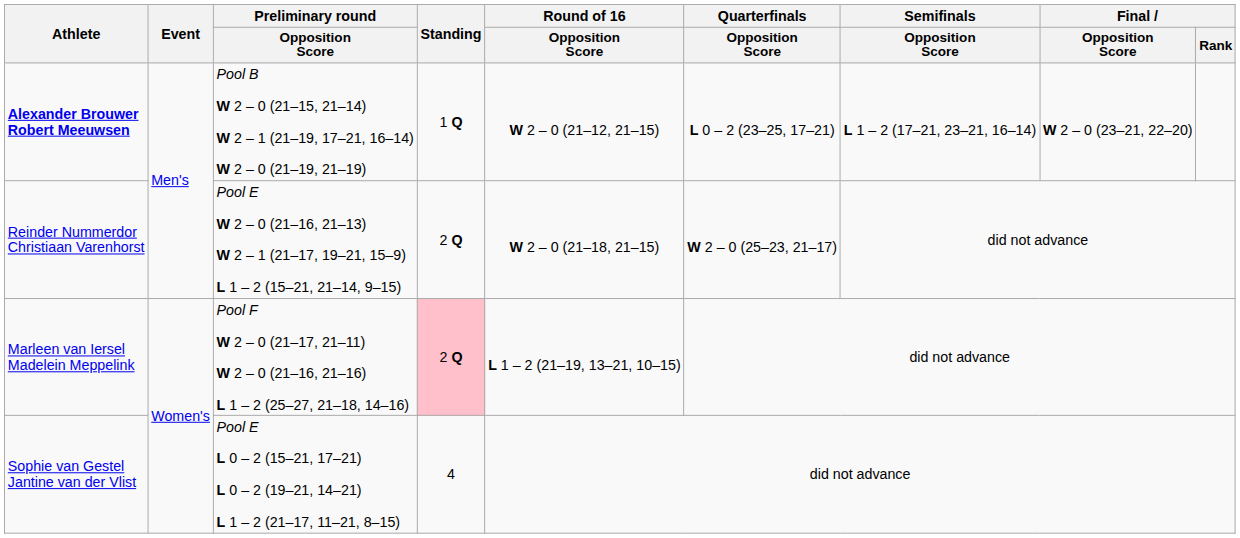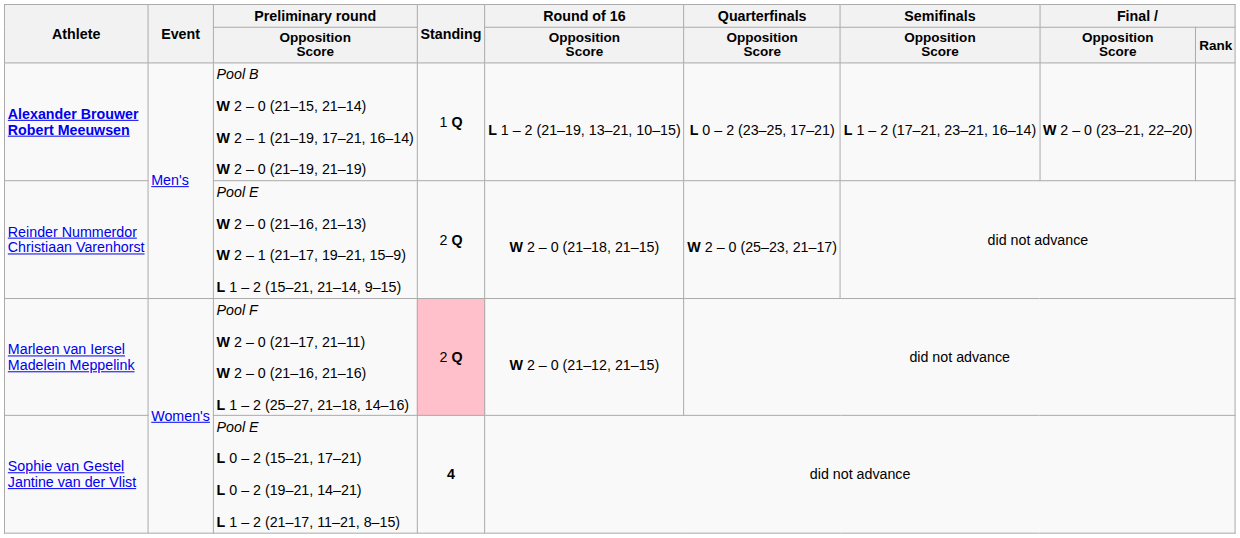(584, 130) W 2 – 0 (21–12, 21–15) -> (584, 130) L 1 – 2 (21–19, 13–21, 10–15)
(584, 365) L 1 – 2 (21–19, 13–21, 10–15) -> (584, 365) W 2 – 0 (21–12, 21–15)
(451, 475) normal -> (451, 475) bold
